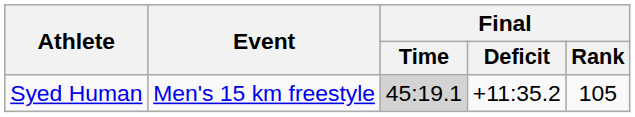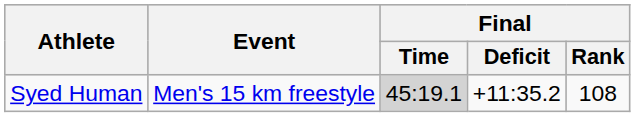(598, 94) 105 -> (598, 94) 108
